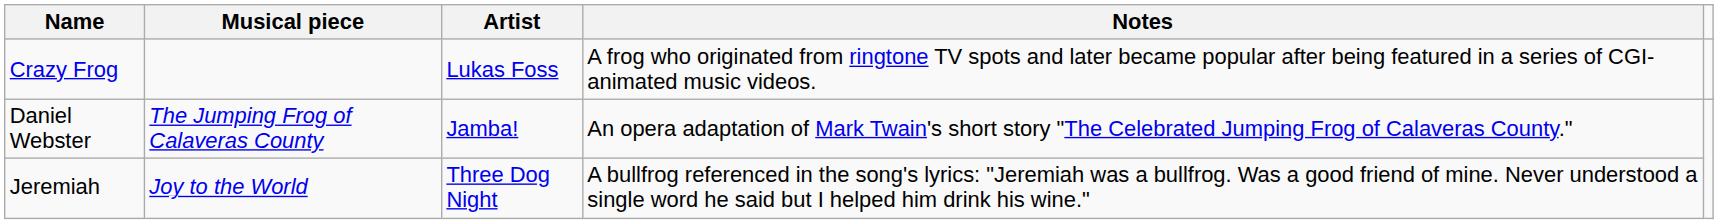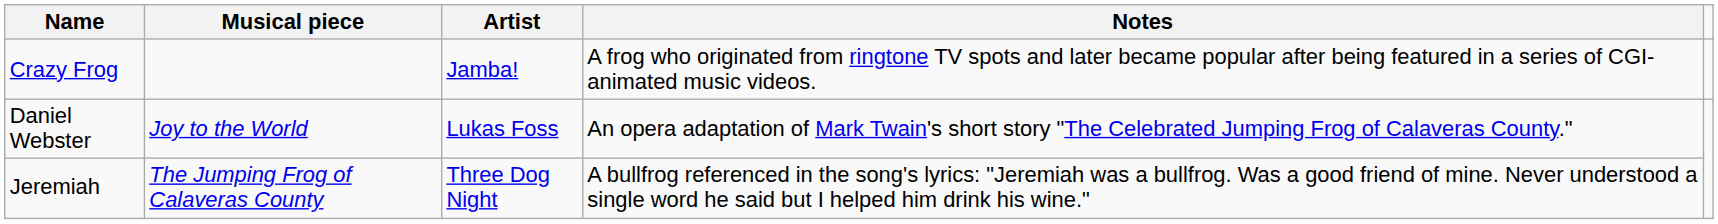(502, 68) Lukas Foss -> (482, 68) Jamba!
(250, 128) The Jumping Frog of Calaveras County -> (229, 128) Joy to the World
(482, 128) Jamba! -> (502, 128) Lukas Foss
(229, 187) Joy to the World -> (250, 187) The Jumping Frog of Calaveras County
